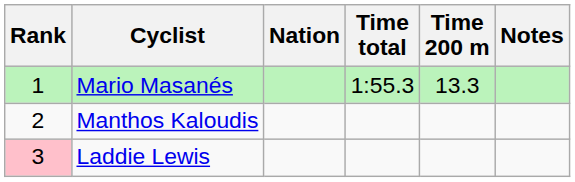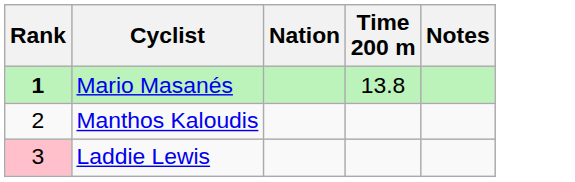- column: (382, 35)
(38, 84) normal -> (38, 84) bold
(457, 84) 13.3 -> (383, 84) 13.8
